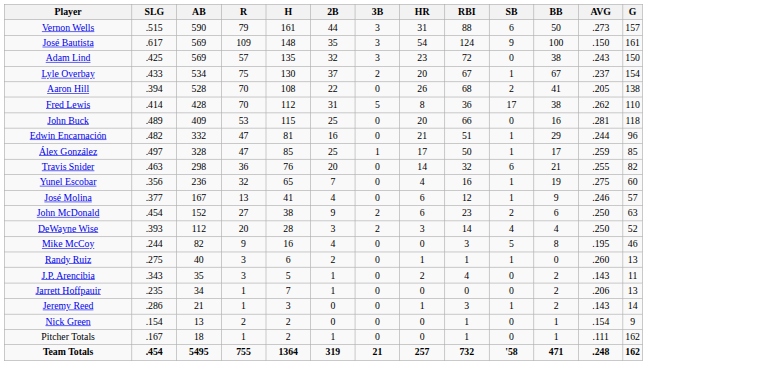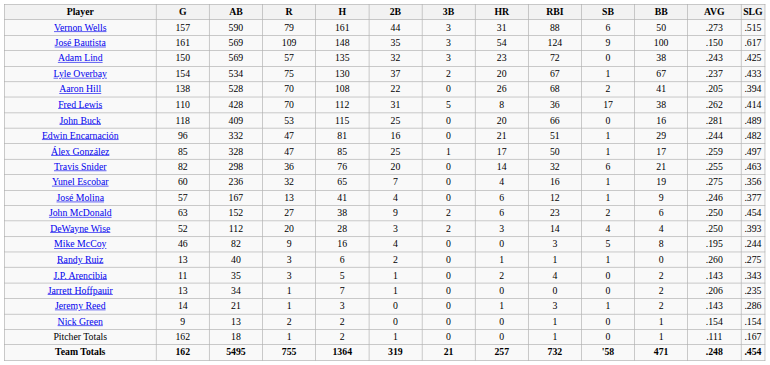columns swapped: (633, 12) <-> (154, 12)
